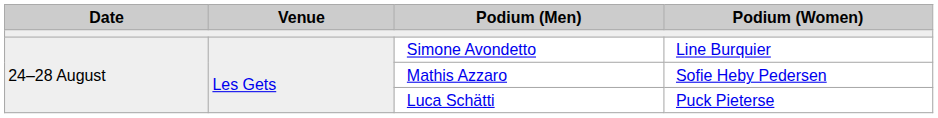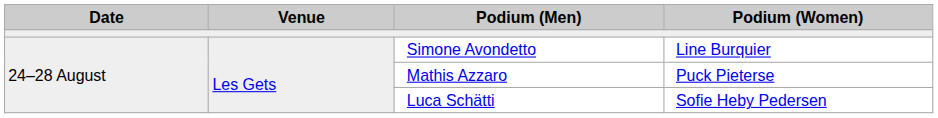(747, 75) Sofie Heby Pedersen -> (721, 75) Puck Pieterse
(721, 101) Puck Pieterse -> (747, 101) Sofie Heby Pedersen
